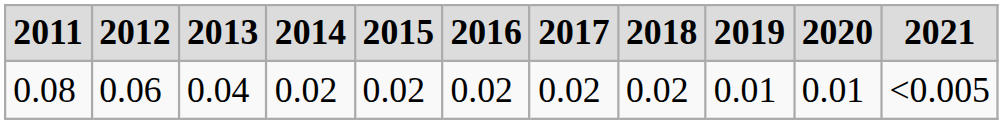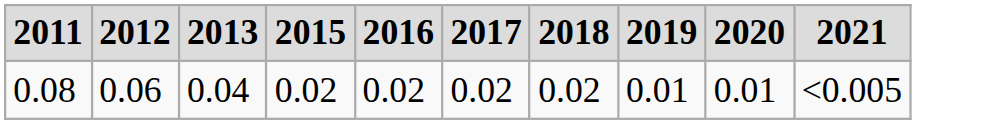- column: (310, 32)
